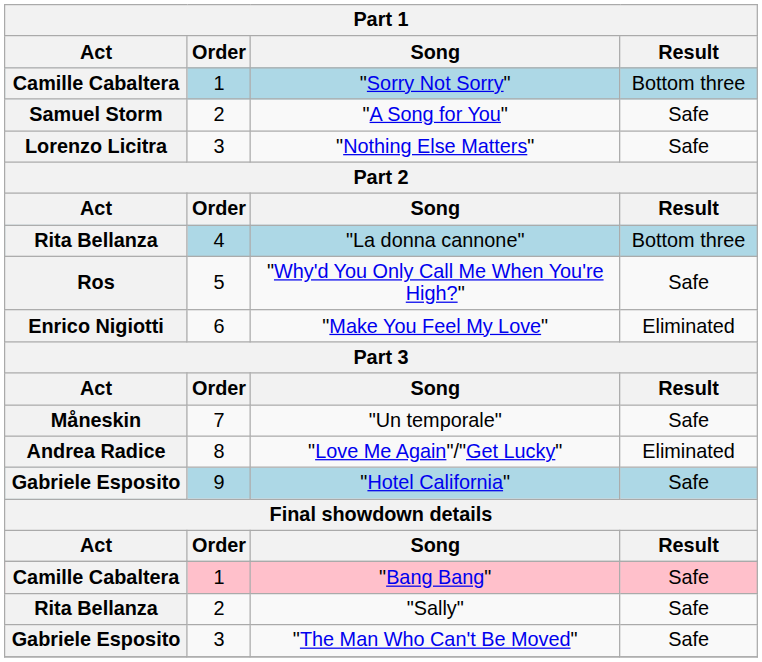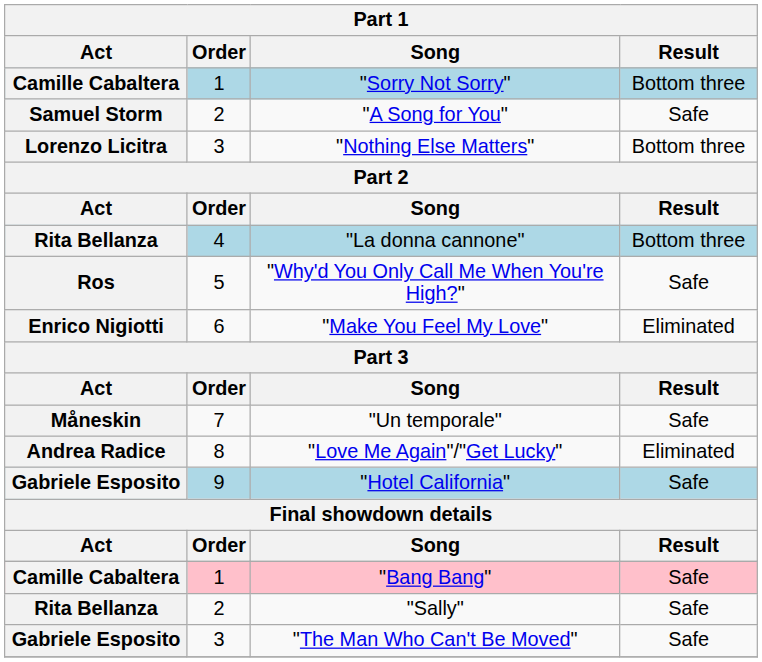(689, 146) Safe -> (689, 146) Bottom three
